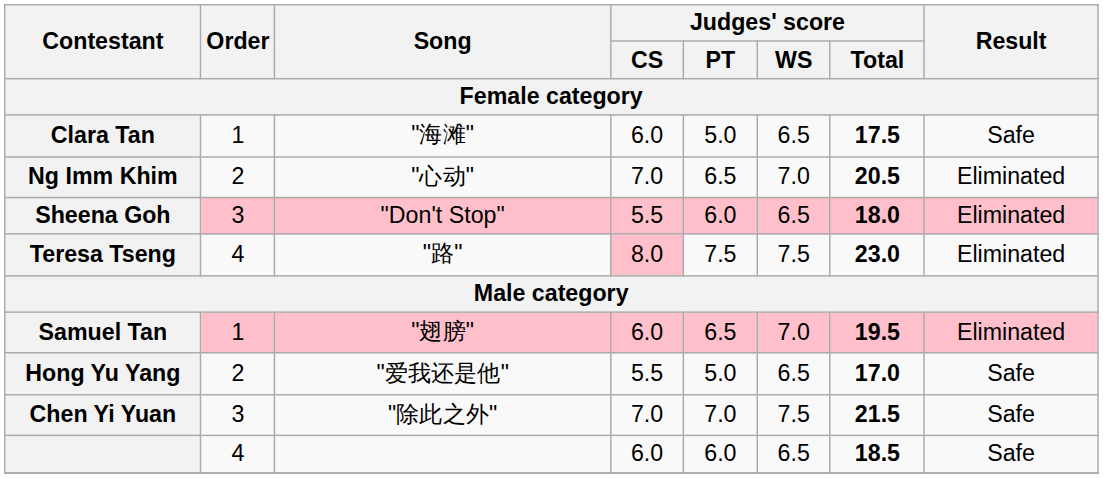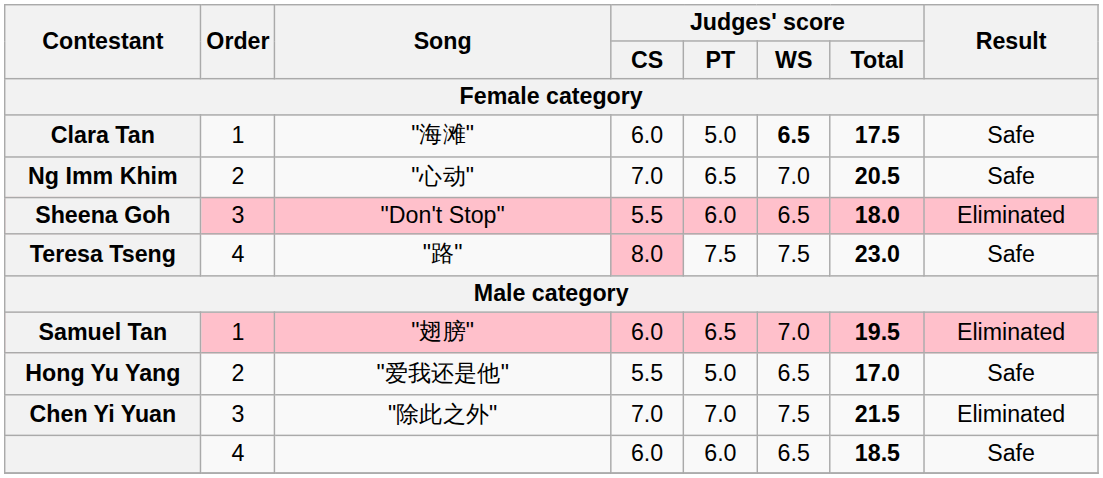(794, 135) normal -> (794, 135) bold
(1011, 176) Eliminated -> (1011, 176) Safe
(1011, 254) Eliminated -> (1011, 254) Safe
(1011, 414) Safe -> (1011, 414) Eliminated
